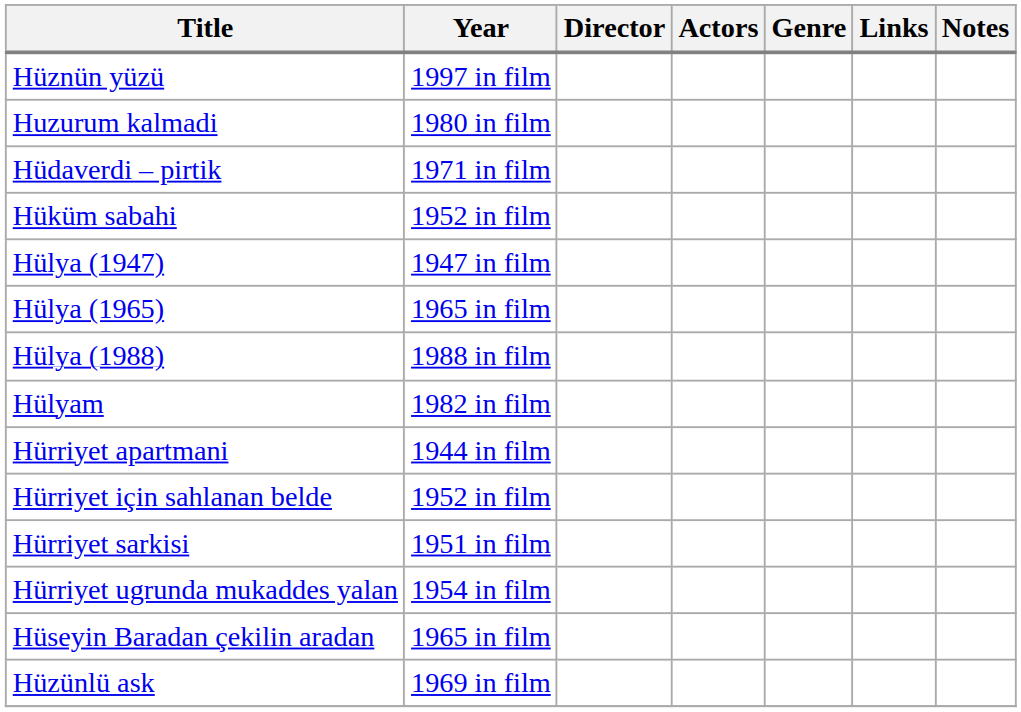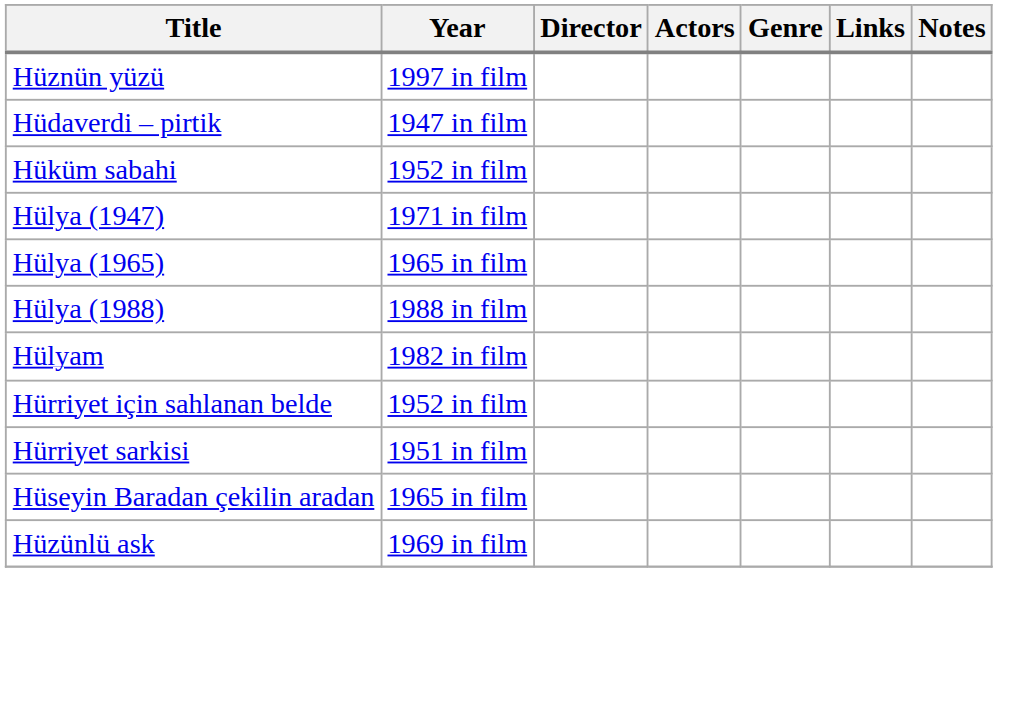- row: (115, 122)
(481, 169) 1971 in film -> (457, 122) 1947 in film
(481, 262) 1947 in film -> (457, 216) 1971 in film
- row: (121, 449)
- row: (205, 589)
